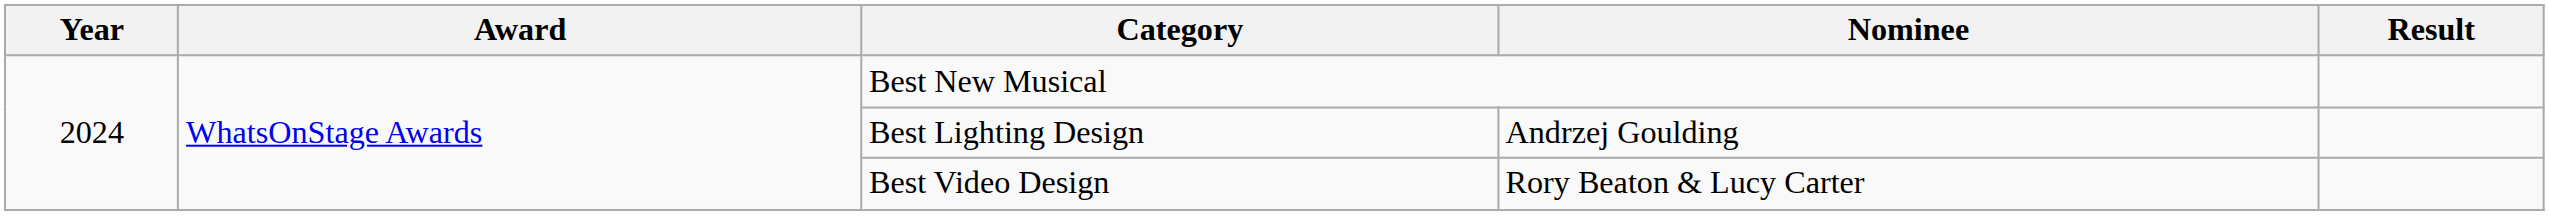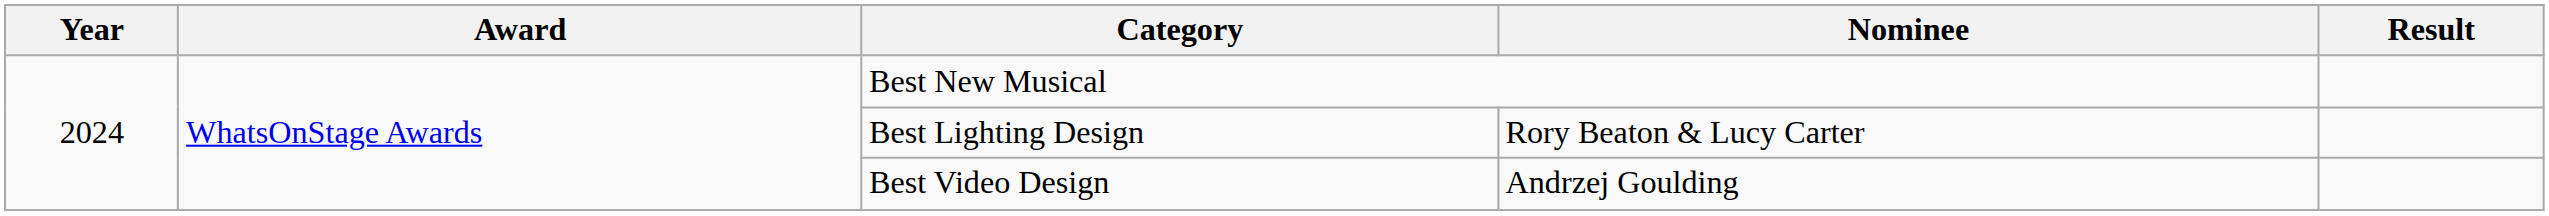(1622, 132) Andrzej Goulding -> (1685, 132) Rory Beaton & Lucy Carter
(1685, 183) Rory Beaton & Lucy Carter -> (1622, 183) Andrzej Goulding
